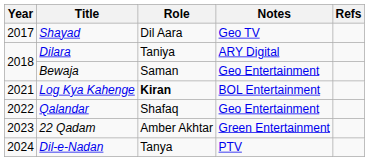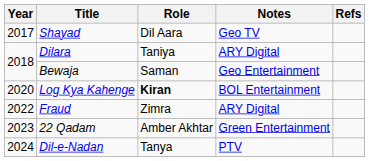(20, 90) 2021 -> (20, 90) 2020
+ row: (55, 109)
- row: (64, 109)
